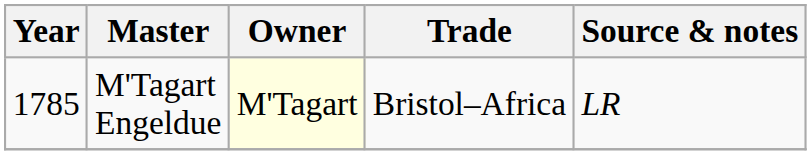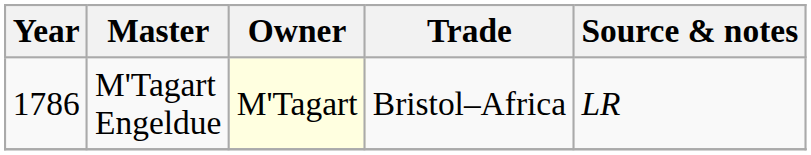(46, 102) 1785 -> (46, 102) 1786
